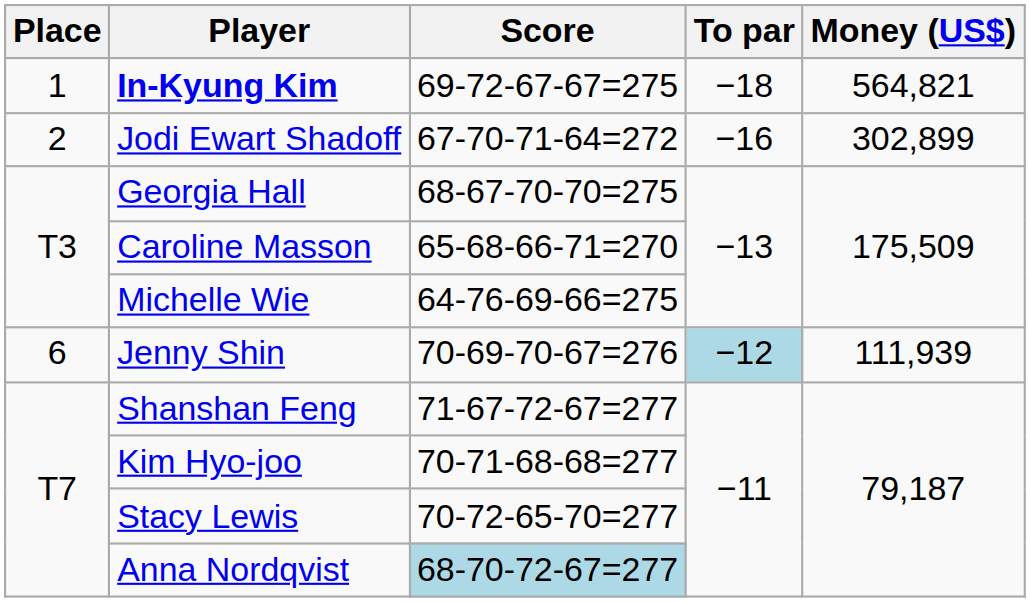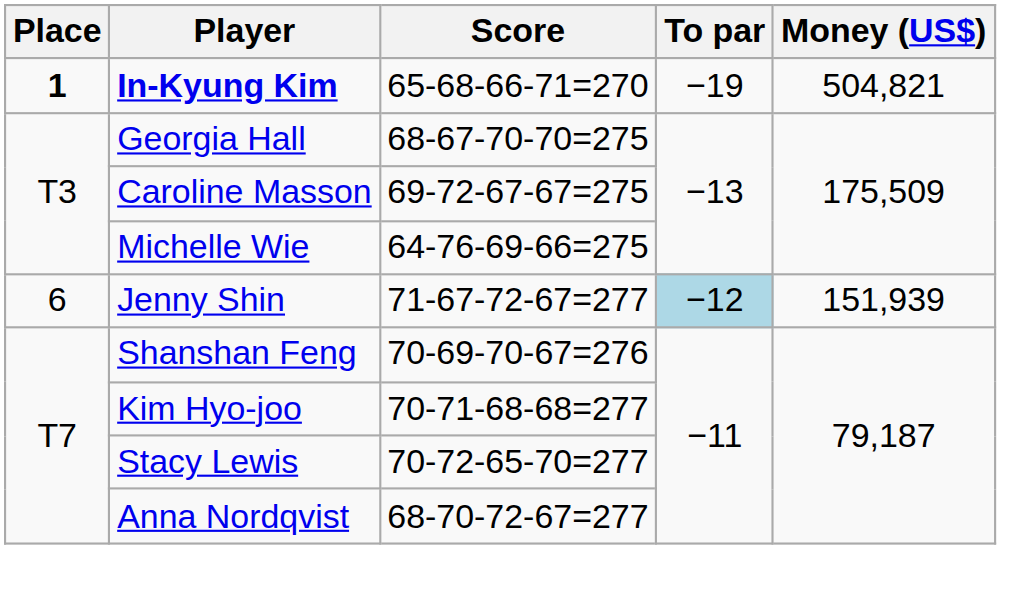(57, 85) normal -> (57, 85) bold
(548, 85) 69-72-67-67=275 -> (518, 85) 65-68-66-71=270
(744, 85) −18 -> (715, 85) −19
(913, 85) 564,821 -> (884, 85) 504,821
- row: (259, 138)
(548, 246) 65-68-66-71=270 -> (518, 192) 69-72-67-67=275
(548, 354) 70-69-70-67=276 -> (518, 300) 71-67-72-67=277
(913, 354) 111,939 -> (884, 300) 151,939
(548, 407) 71-67-72-67=277 -> (518, 354) 70-69-70-67=276
(548, 569) lightblue background -> (518, 515) no background
